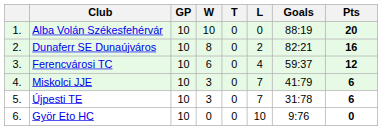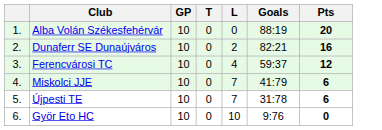- column: (209, 13)
